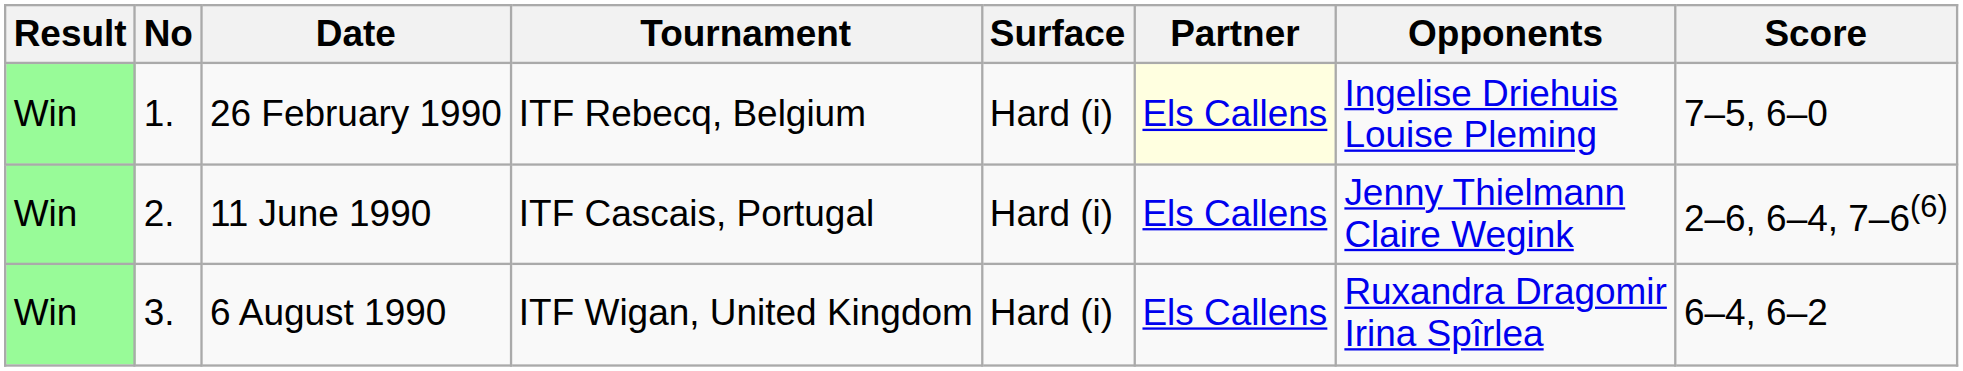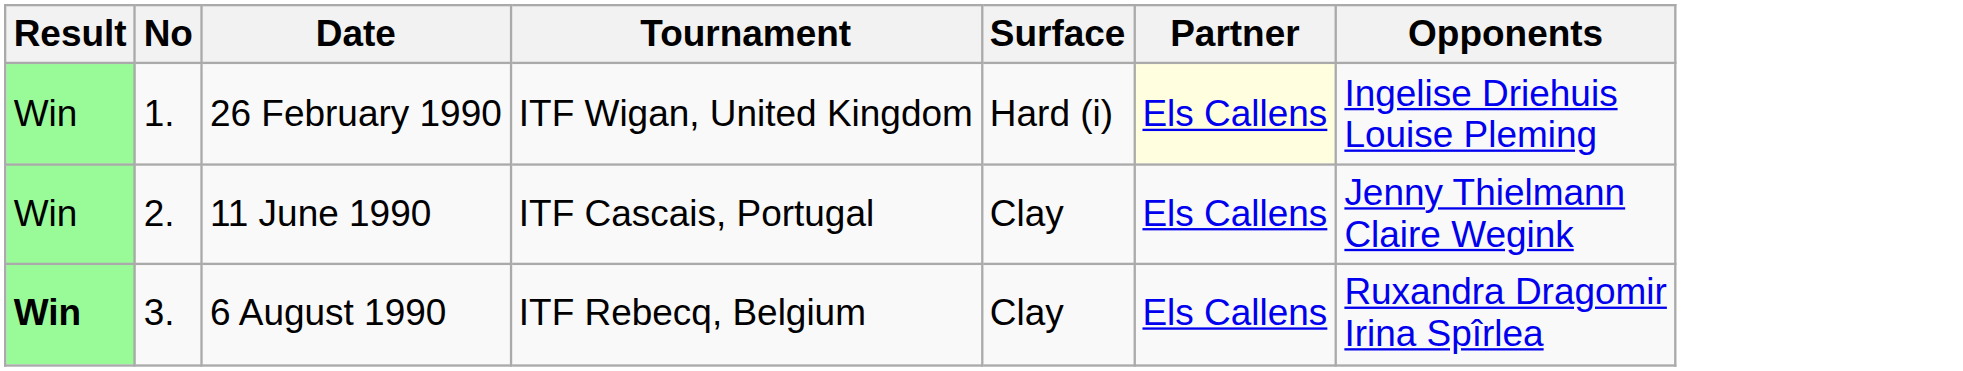- column: (1816, 33)
(692, 113) ITF Rebecq, Belgium -> (746, 113) ITF Wigan, United Kingdom
(1051, 213) Hard (i) -> (1027, 213) Clay
(46, 313) normal -> (47, 313) bold
(746, 313) ITF Wigan, United Kingdom -> (692, 313) ITF Rebecq, Belgium
(1051, 313) Hard (i) -> (1027, 313) Clay
